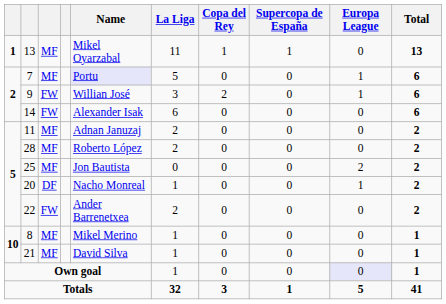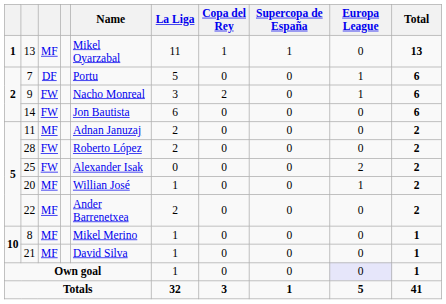(49, 76) MF -> (49, 76) DF
(85, 76) lavender background -> (85, 76) no background
(101, 94) Willian José -> (109, 94) Nacho Monreal
(108, 112) Alexander Isak -> (101, 112) Jon Bautista
(49, 149) MF -> (49, 149) FW
(49, 167) MF -> (49, 167) FW
(101, 167) Jon Bautista -> (108, 167) Alexander Isak
(49, 185) DF -> (49, 185) MF
(109, 185) Nacho Monreal -> (101, 185) Willian José
(49, 210) FW -> (49, 210) MF
